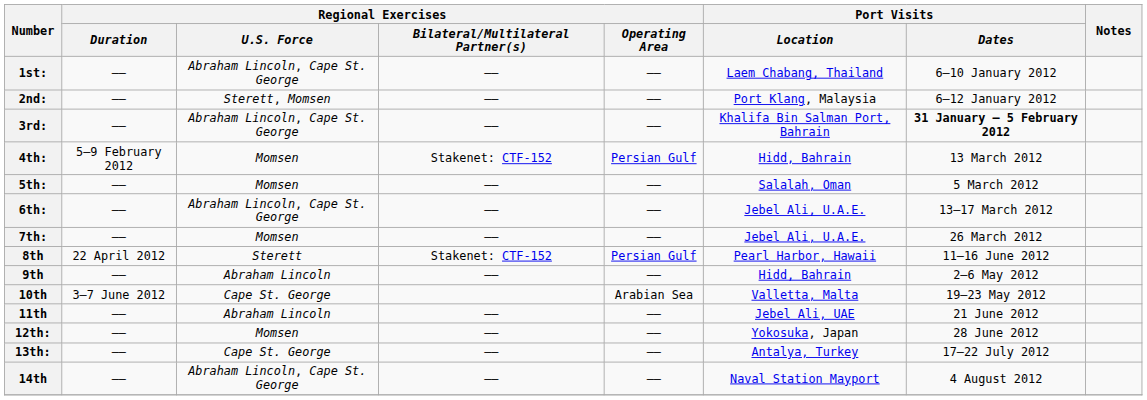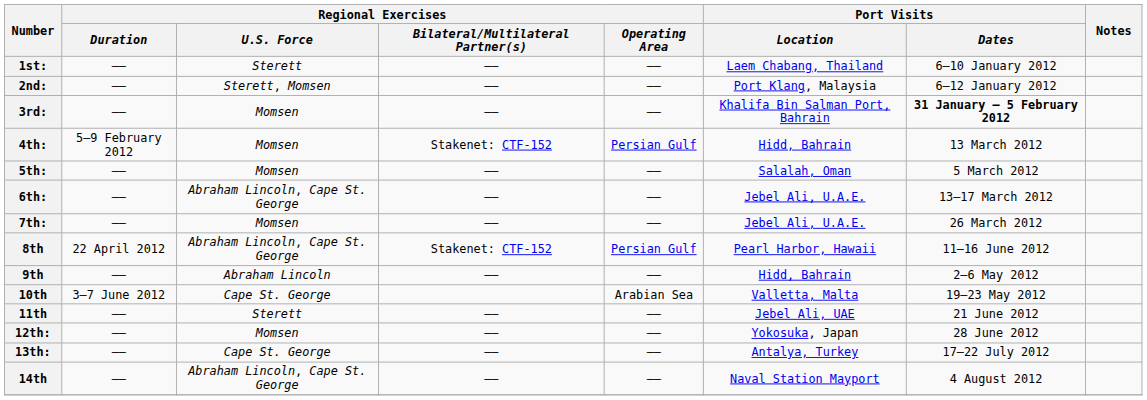(277, 73) Abraham Lincoln, Cape St. George -> (277, 66) Sterett
(277, 125) Abraham Lincoln, Cape St. George -> (277, 112) Momsen
(277, 256) Sterett -> (277, 249) Abraham Lincoln, Cape St. George
(277, 314) Abraham Lincoln -> (277, 314) Sterett
